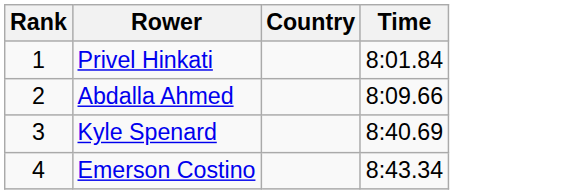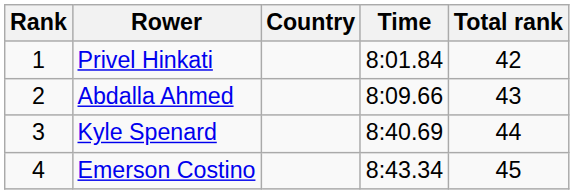+ column: (508, 22)
